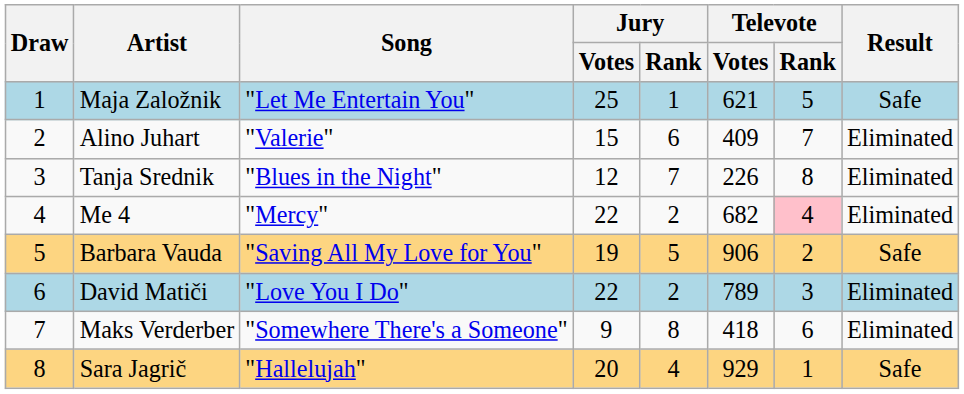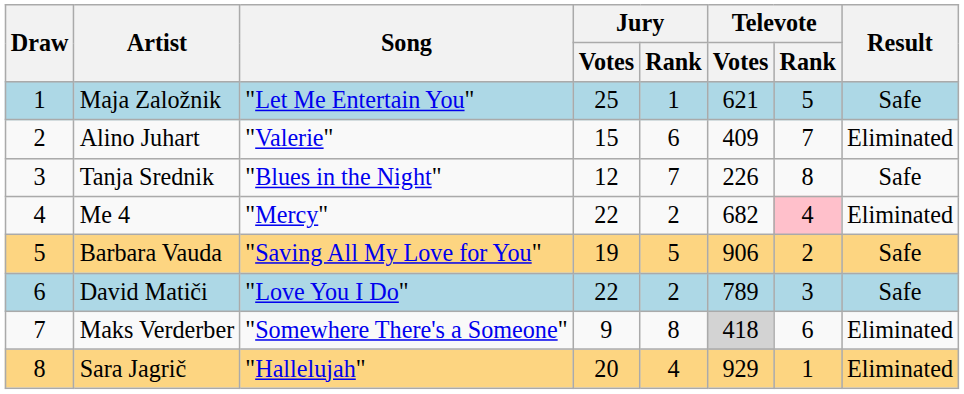(900, 176) Eliminated -> (900, 176) Safe
(900, 291) Eliminated -> (900, 291) Safe
(741, 330) no background -> (741, 330) lightgrey background
(900, 368) Safe -> (900, 368) Eliminated
